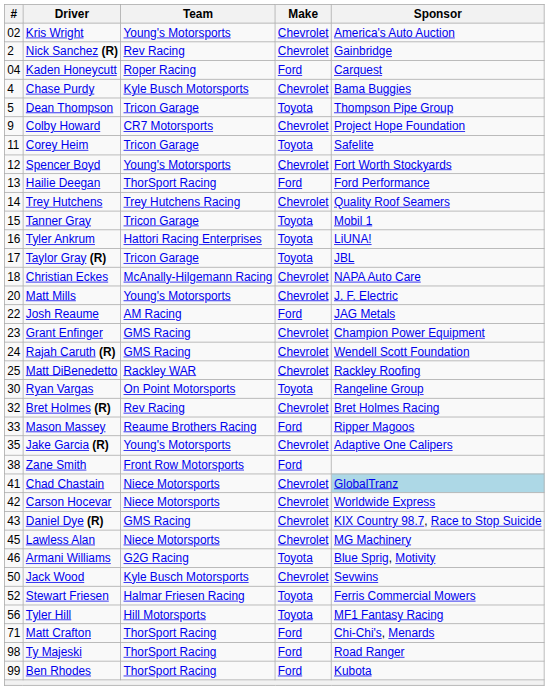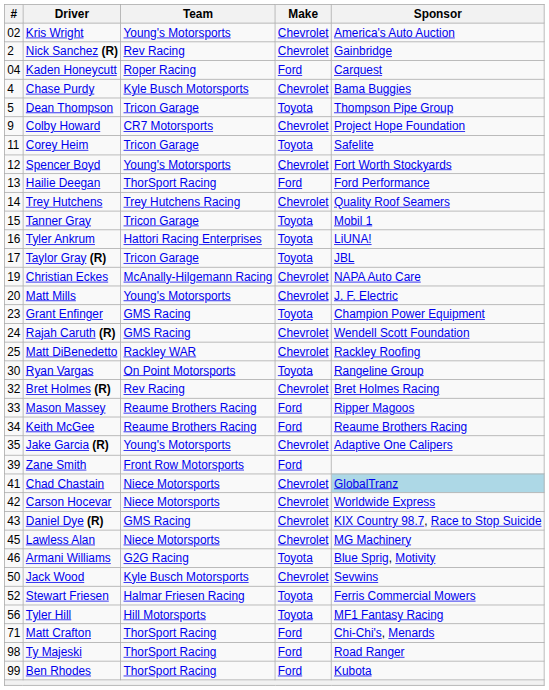(14, 277) 18 -> (14, 277) 19
- row: (62, 314)
(303, 333) Chevrolet -> (295, 314) Toyota
+ row: (60, 427)
(14, 464) 38 -> (14, 464) 39
